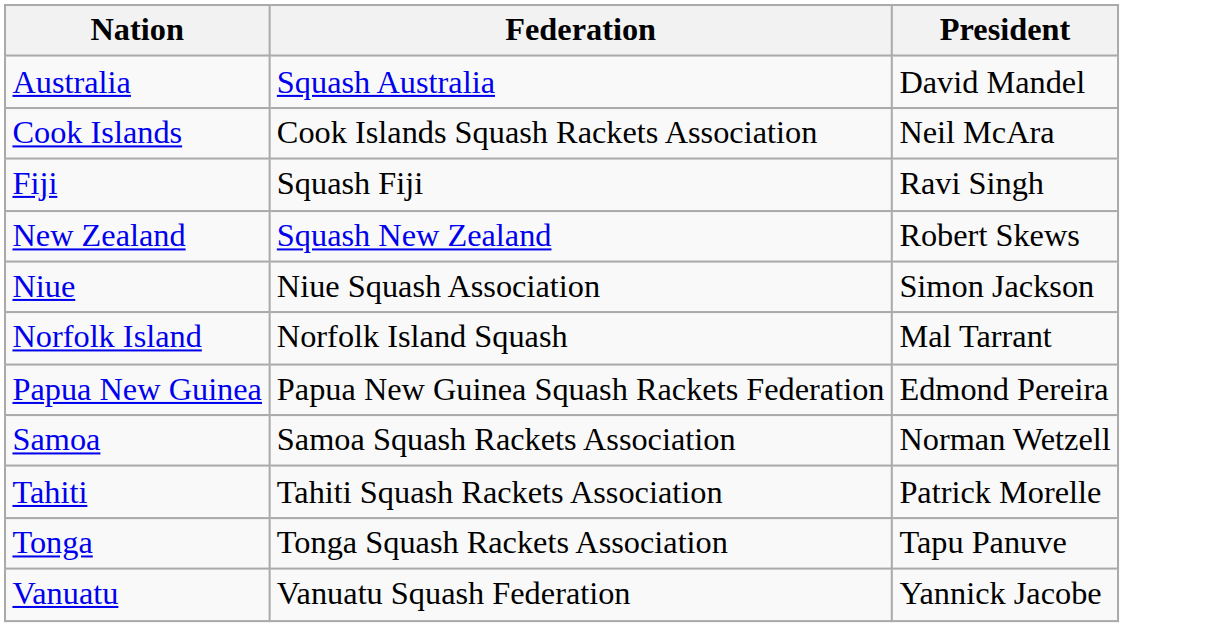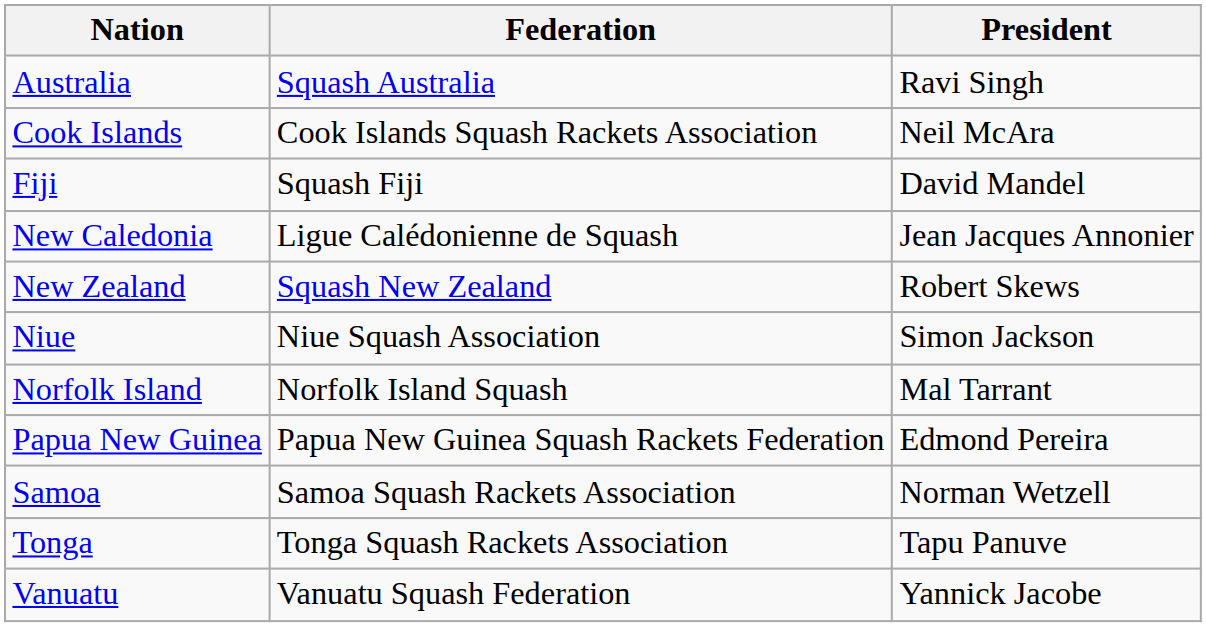(992, 81) David Mandel -> (972, 81) Ravi Singh
(972, 183) Ravi Singh -> (992, 183) David Mandel
+ row: (113, 235)
- row: (50, 491)
